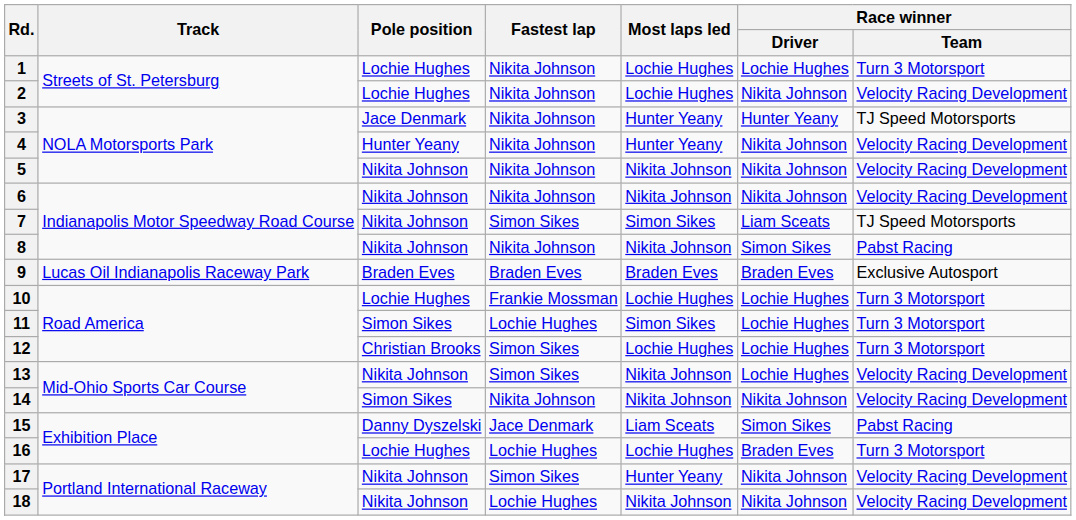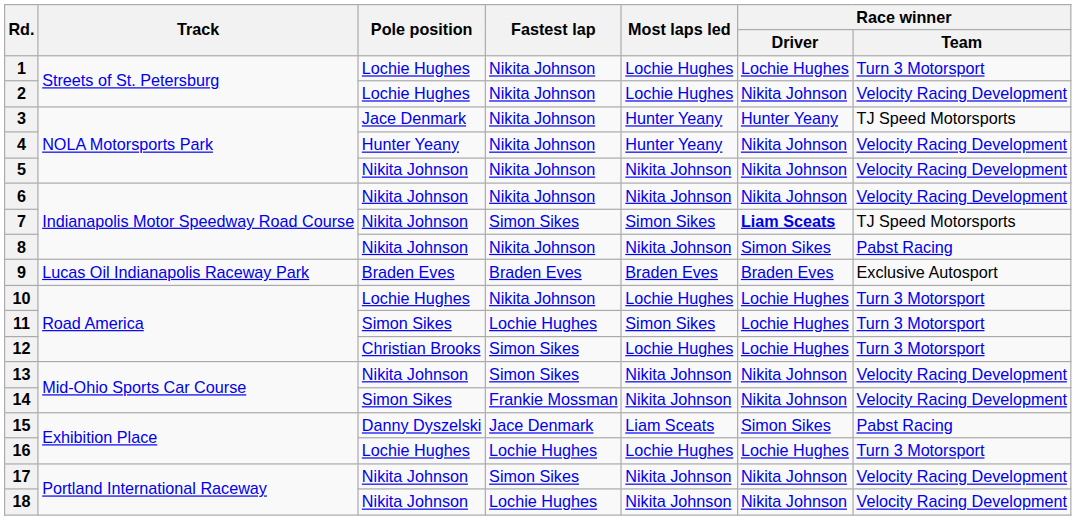(785, 221) normal -> (788, 221) bold
(553, 298) Frankie Mossman -> (542, 298) Nikita Johnson
(795, 374) Lochie Hughes -> (794, 374) Nikita Johnson
(542, 400) Nikita Johnson -> (553, 400) Frankie Mossman
(787, 451) Braden Eves -> (795, 451) Lochie Hughes
(674, 476) Hunter Yeany -> (678, 476) Nikita Johnson
